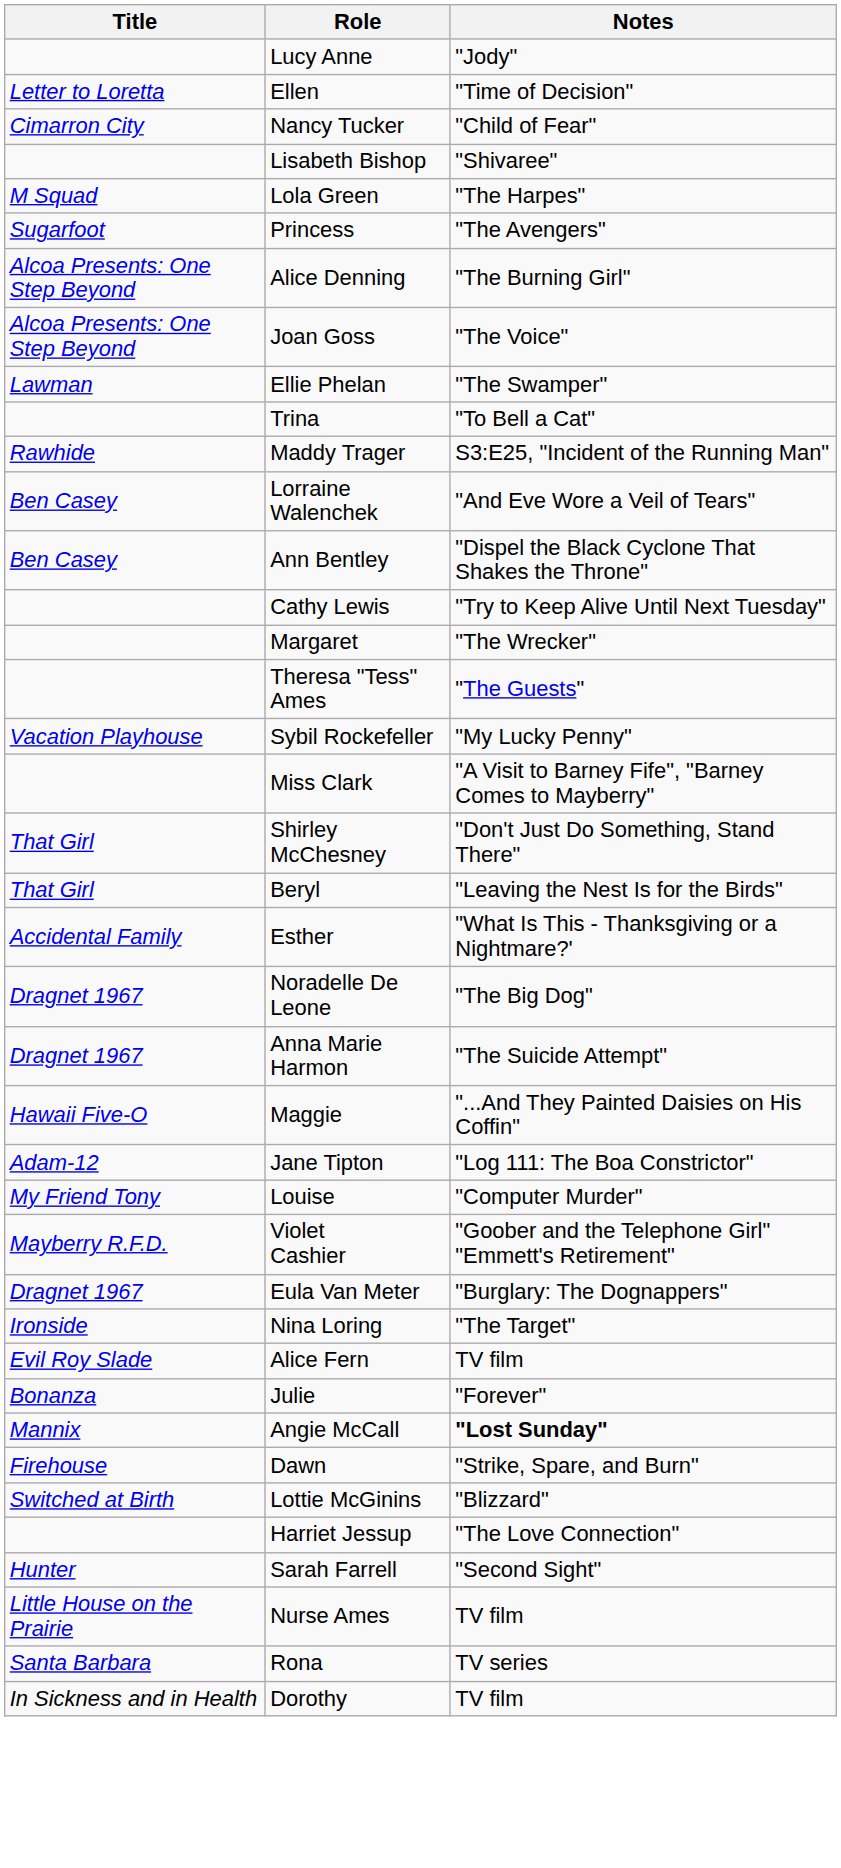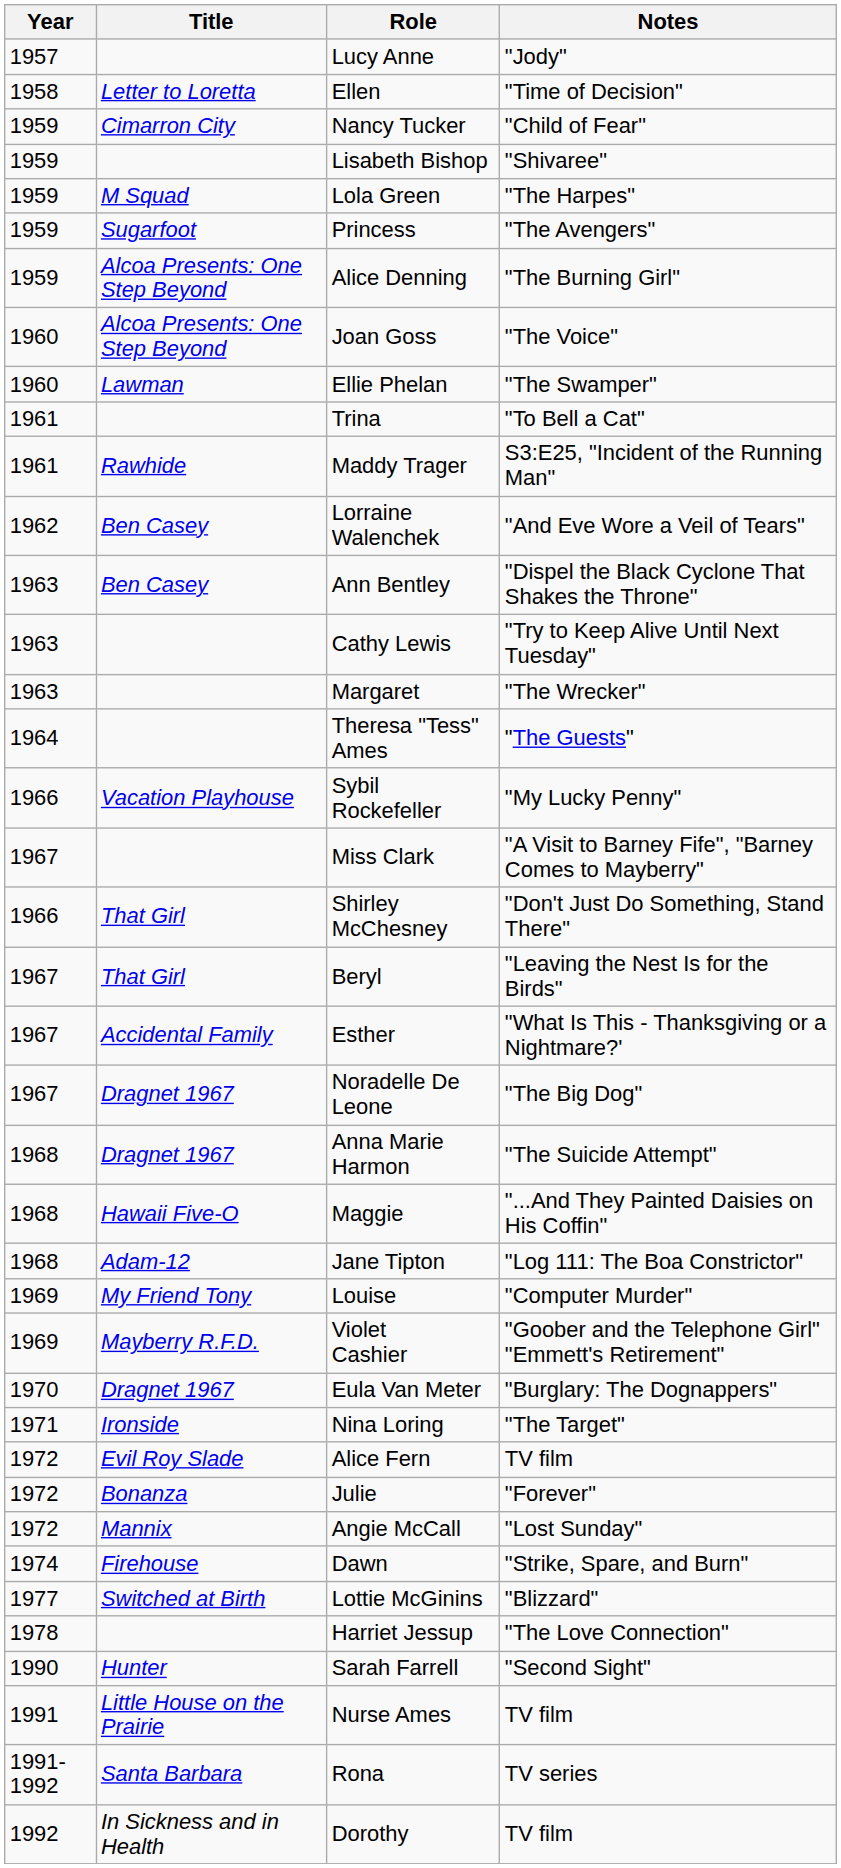+ column: (50, 21)
(531, 1430) bold -> (574, 1528) normal
